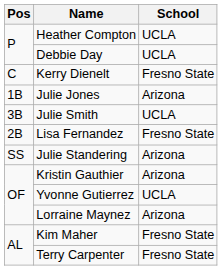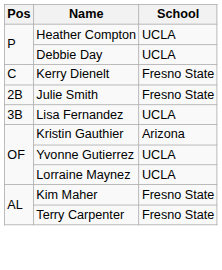- row: (68, 94)
(15, 114) 3B -> (15, 94) 2B
(159, 114) UCLA -> (178, 94) Fresno State
(15, 134) 2B -> (15, 114) 3B
(178, 134) Fresno State -> (159, 114) UCLA
- row: (82, 154)
(163, 214) Arizona -> (159, 174) UCLA
